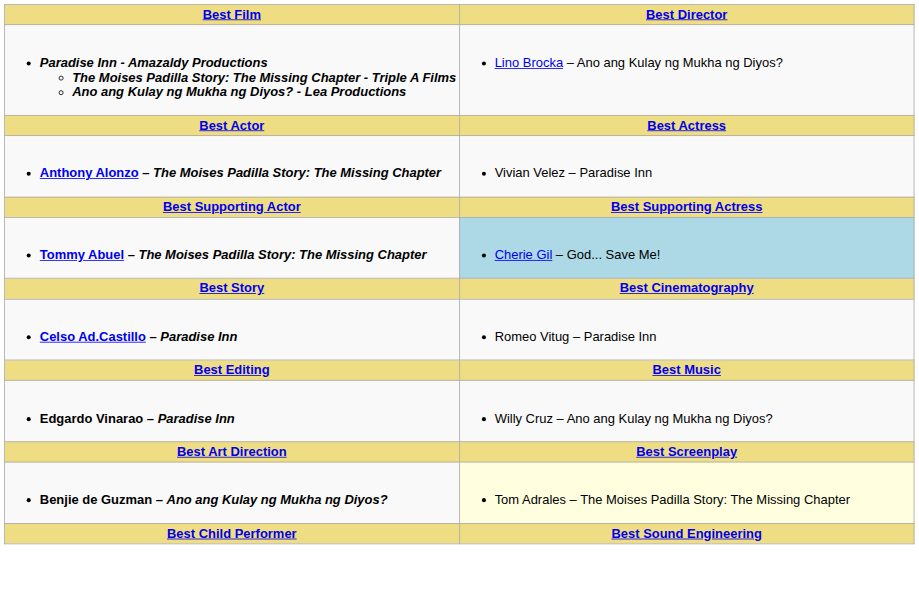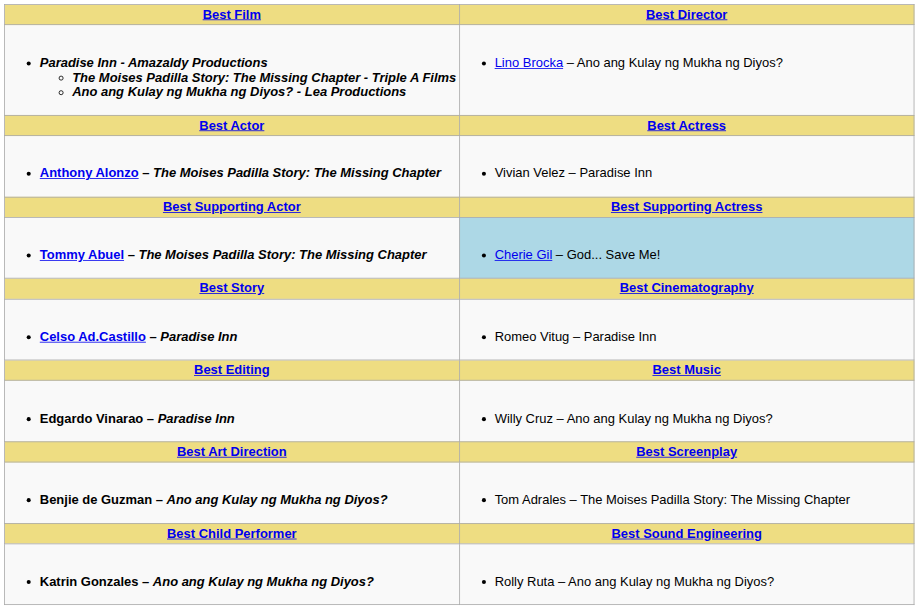(687, 500) lightyellow background -> (687, 500) no background
+ row: (232, 582)
